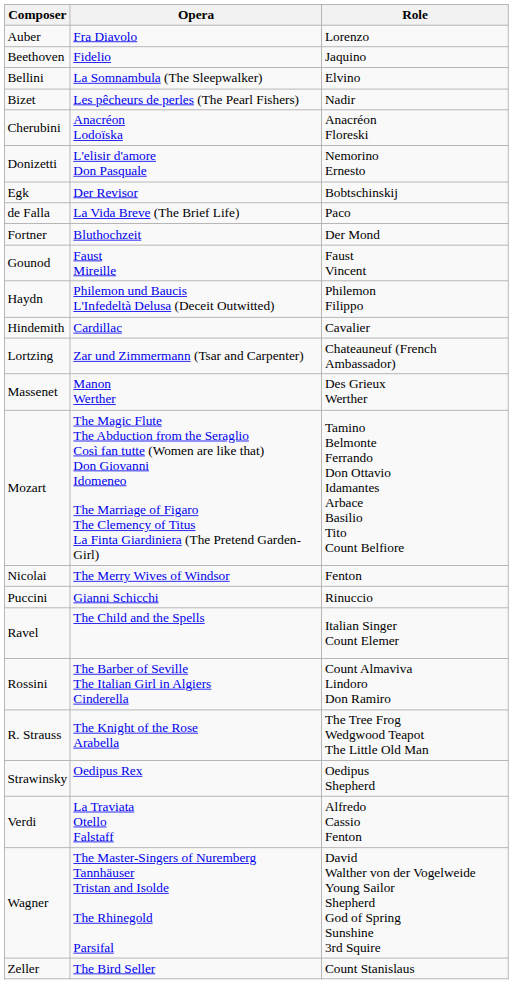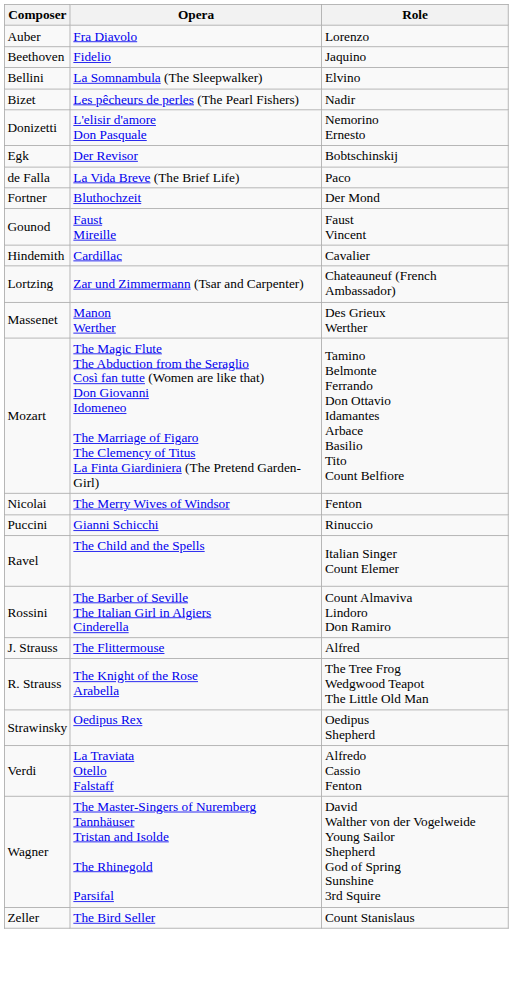- row: (34, 127)
- row: (25, 298)
+ row: (33, 648)
